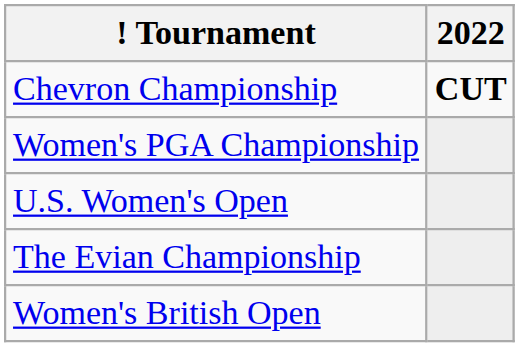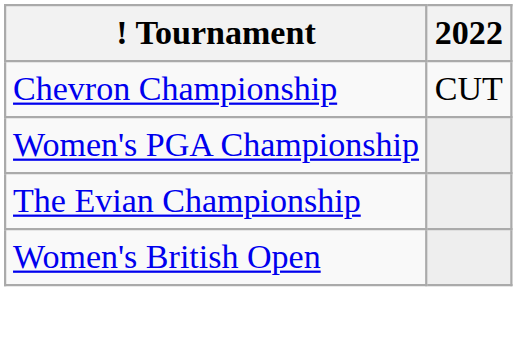(471, 88) bold -> (469, 88) normal
- row: (150, 201)
